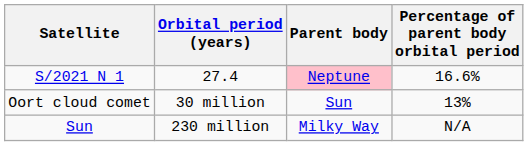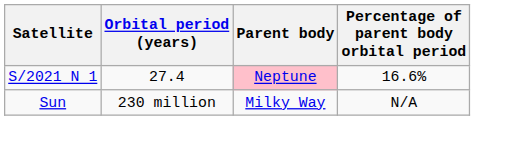- row: (79, 102)
